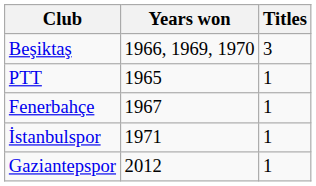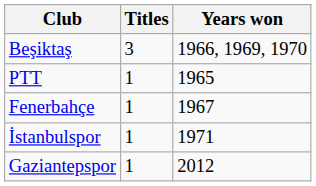columns swapped: (285, 19) <-> (190, 19)
